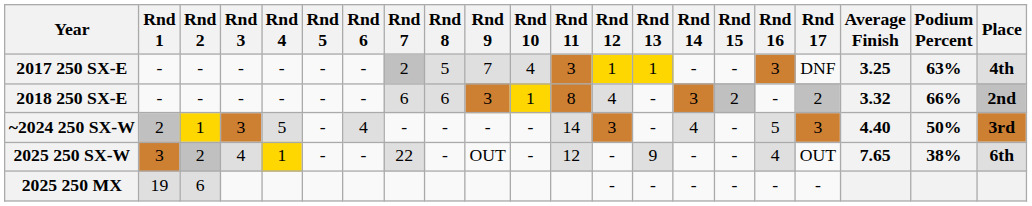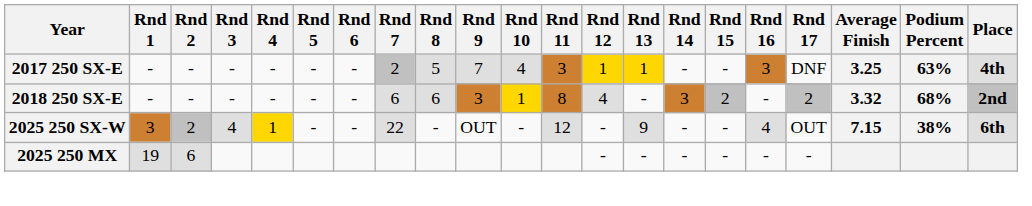(944, 97) 66% -> (935, 97) 68%
- row: (72, 126)
(875, 156) 7.65 -> (866, 126) 7.15
